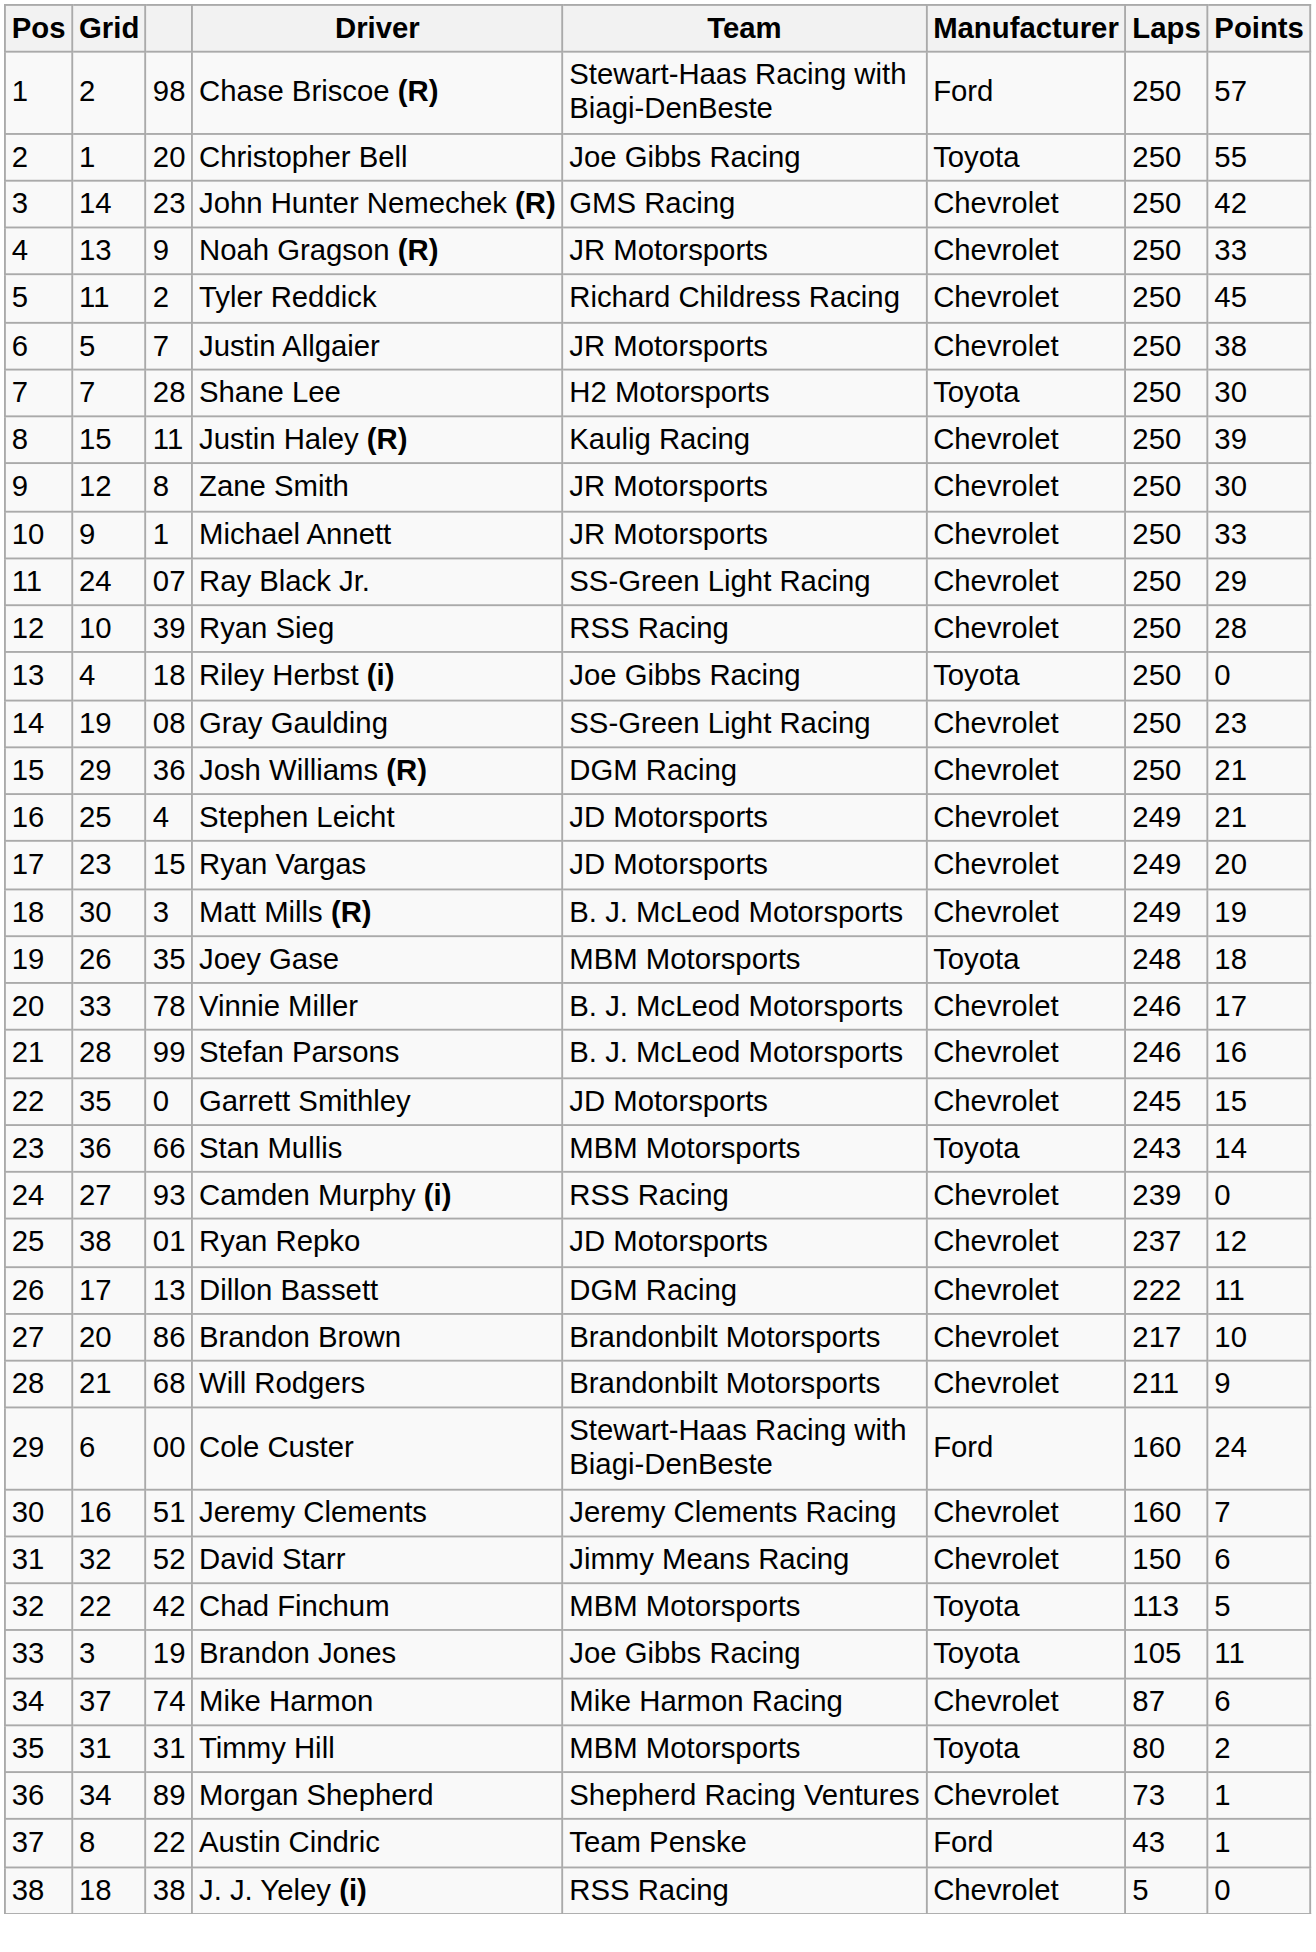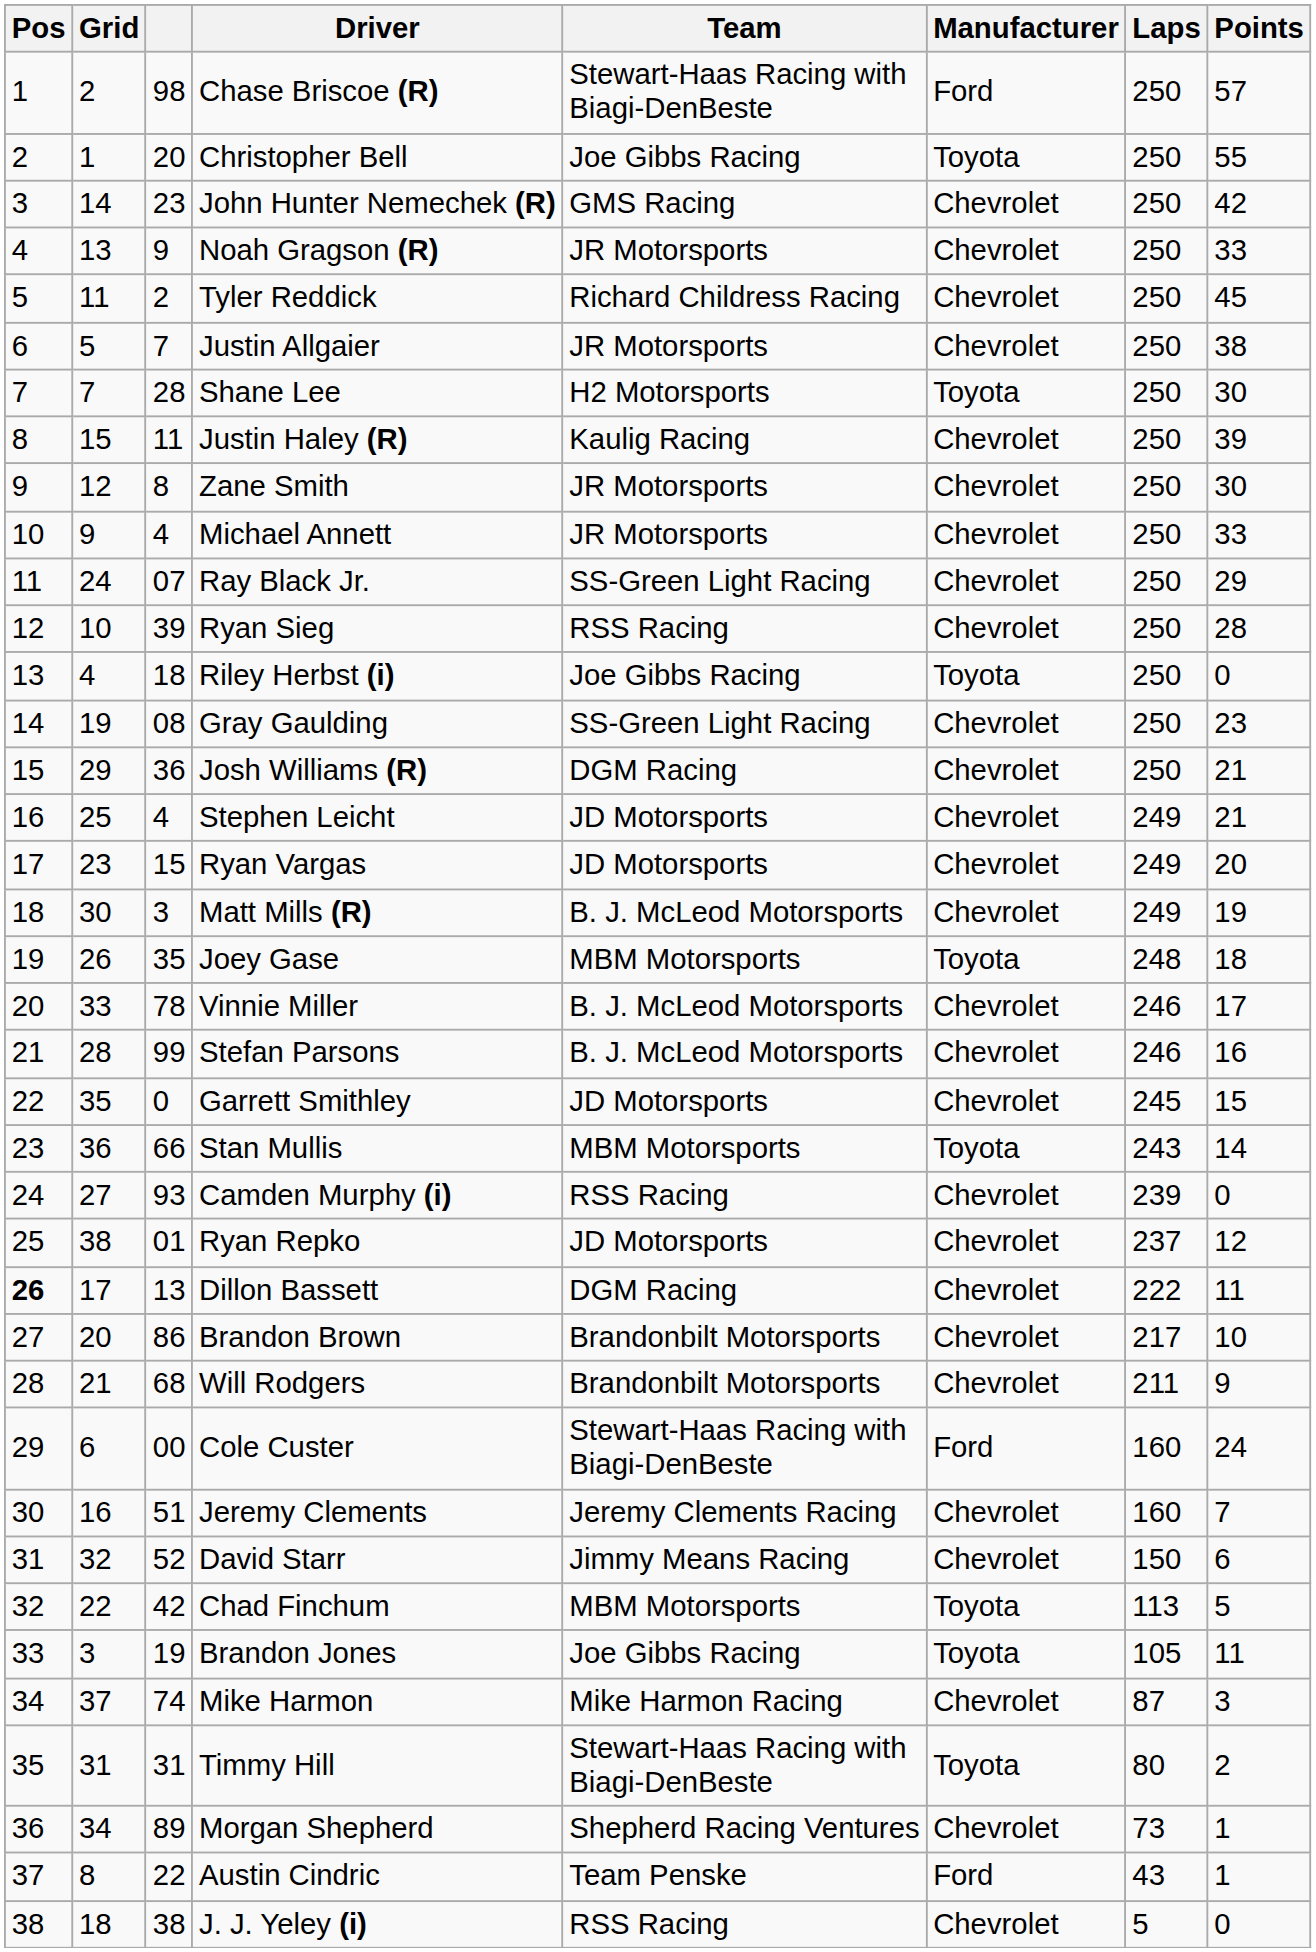(161, 533) 1 -> (161, 533) 4
(28, 1289) normal -> (28, 1289) bold
(1222, 1700) 6 -> (1222, 1700) 3
(685, 1747) MBM Motorsports -> (738, 1764) Stewart-Haas Racing with Biagi-DenBeste
